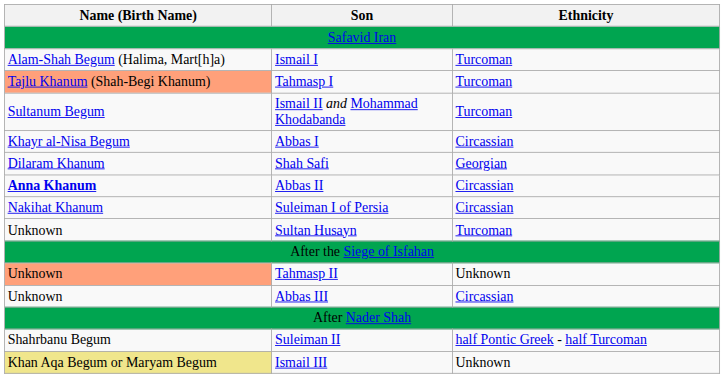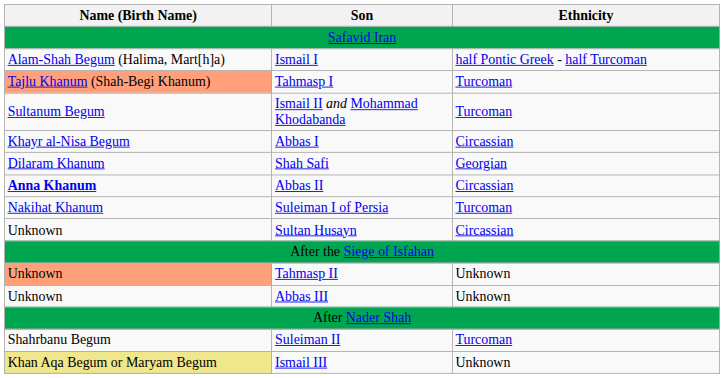(484, 59) Turcoman -> (551, 59) half Pontic Greek - half Turcoman
(484, 207) Circassian -> (484, 207) Turcoman
(484, 229) Turcoman -> (484, 229) Circassian
(484, 296) Circassian -> (483, 296) Unknown
(551, 340) half Pontic Greek - half Turcoman -> (484, 340) Turcoman
